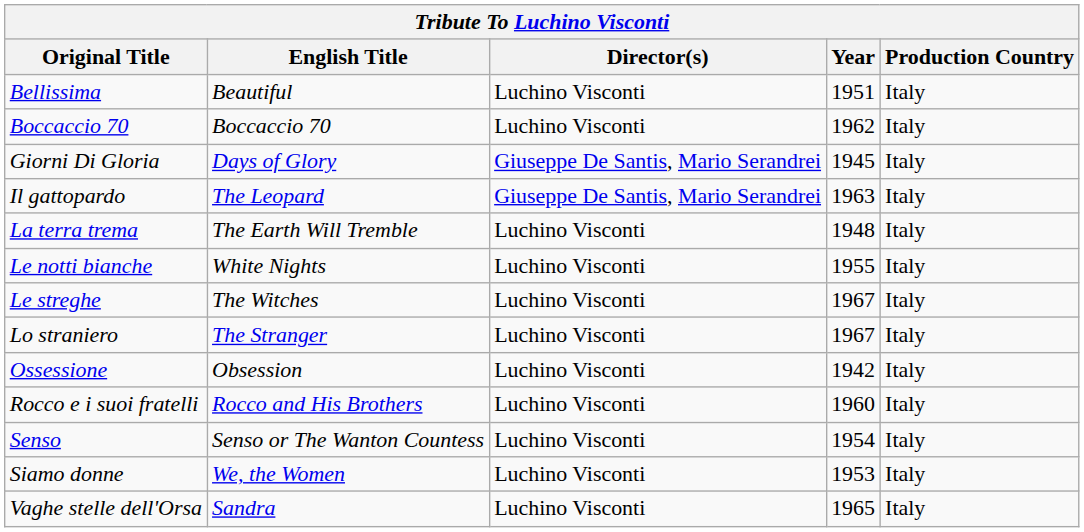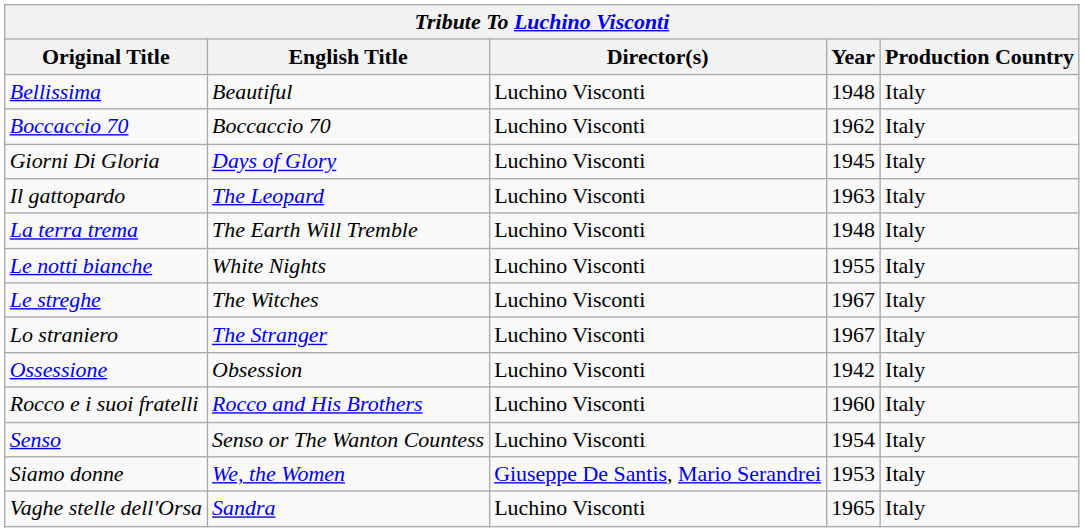(853, 91) 1951 -> (853, 91) 1948
(658, 160) Giuseppe De Santis, Mario Serandrei -> (570, 160) Luchino Visconti
(658, 195) Giuseppe De Santis, Mario Serandrei -> (570, 195) Luchino Visconti
(570, 473) Luchino Visconti -> (658, 473) Giuseppe De Santis, Mario Serandrei
